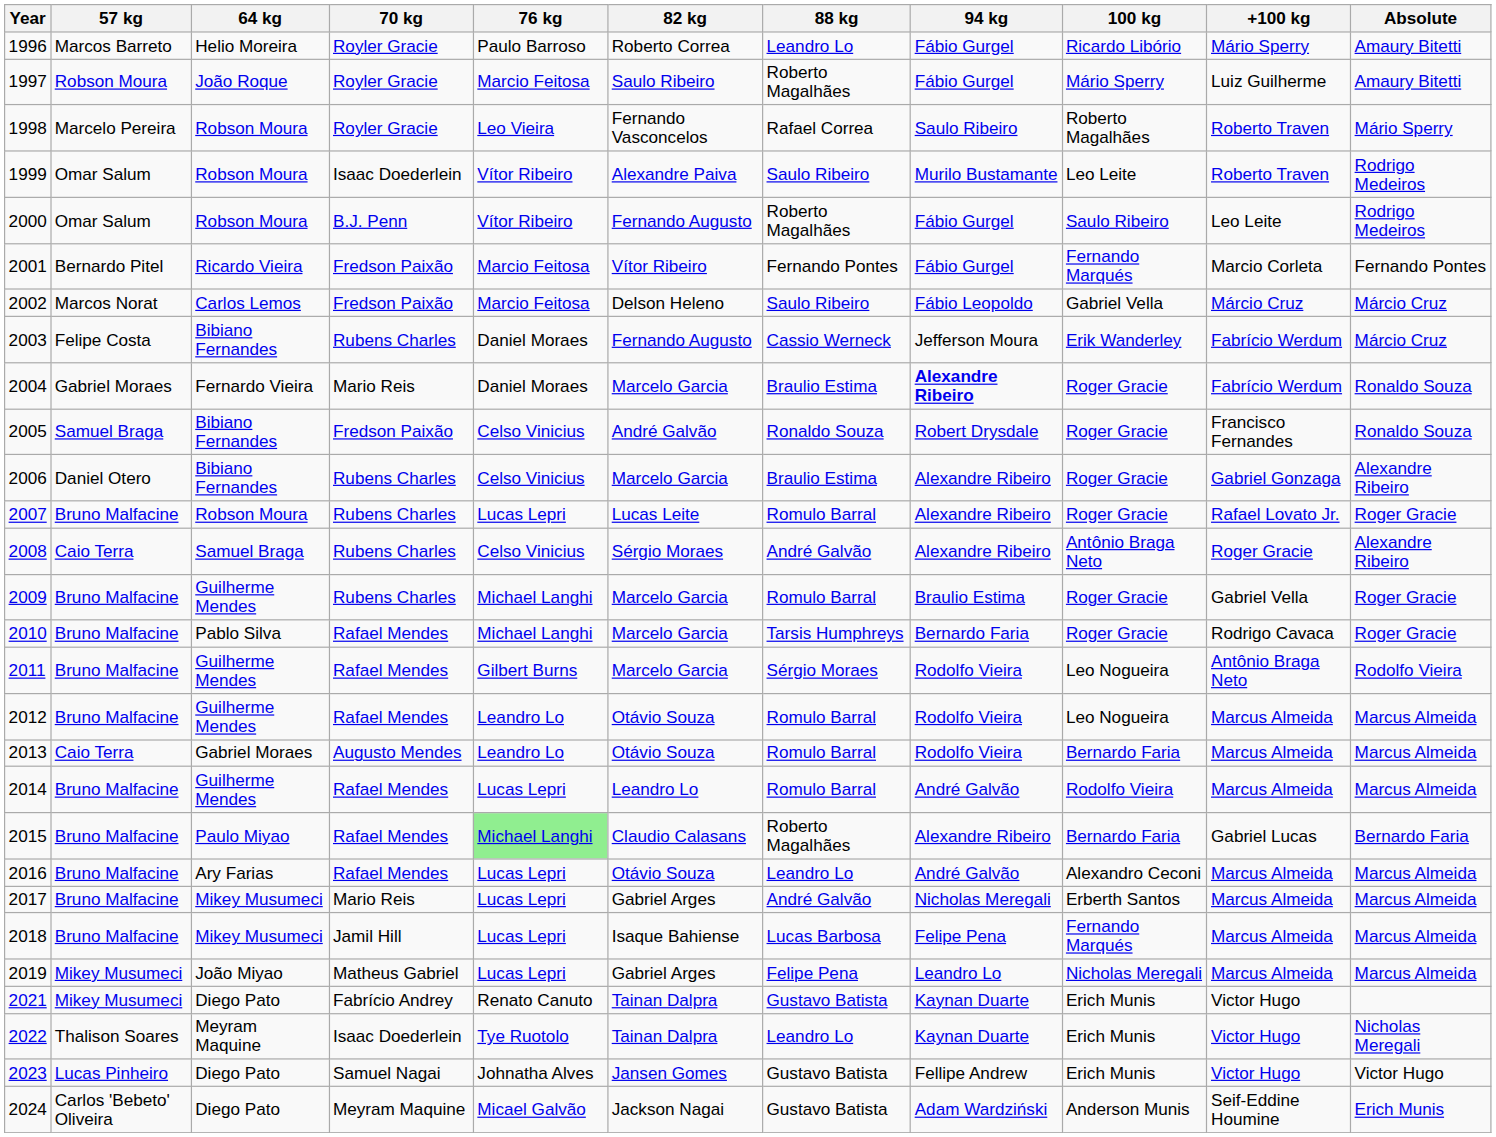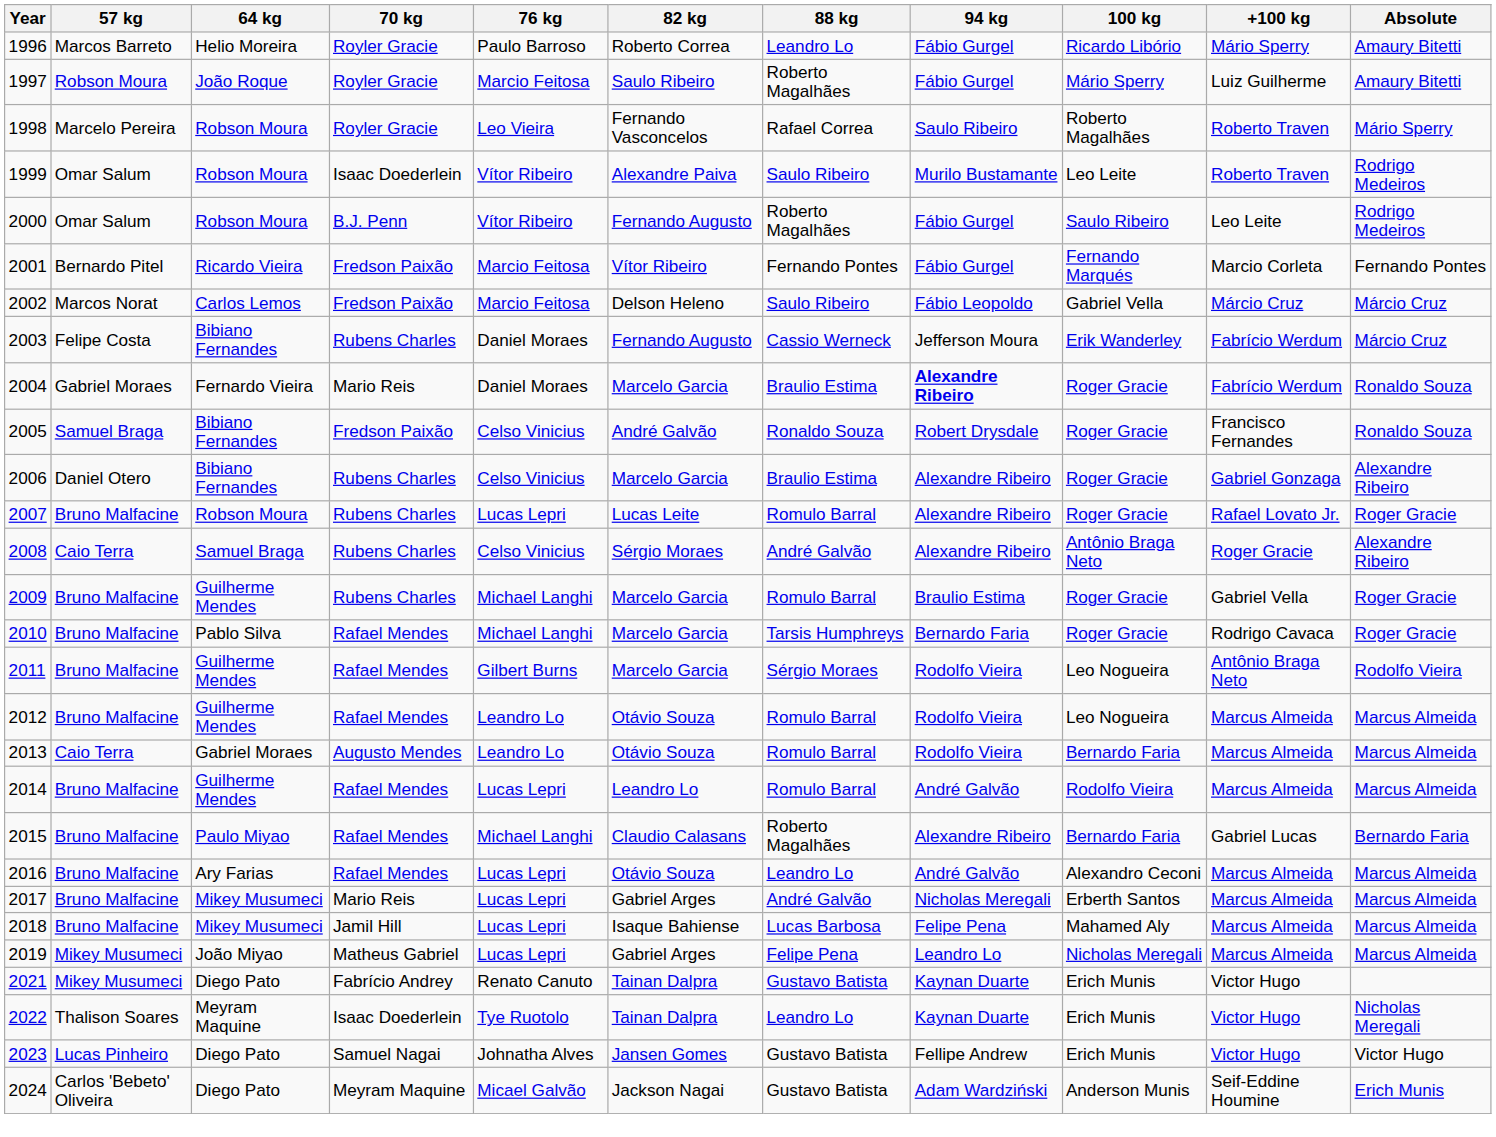(535, 836) lightgreen background -> (535, 836) no background
(1103, 936) Fernando Marqués -> (1118, 927) Mahamed Aly
